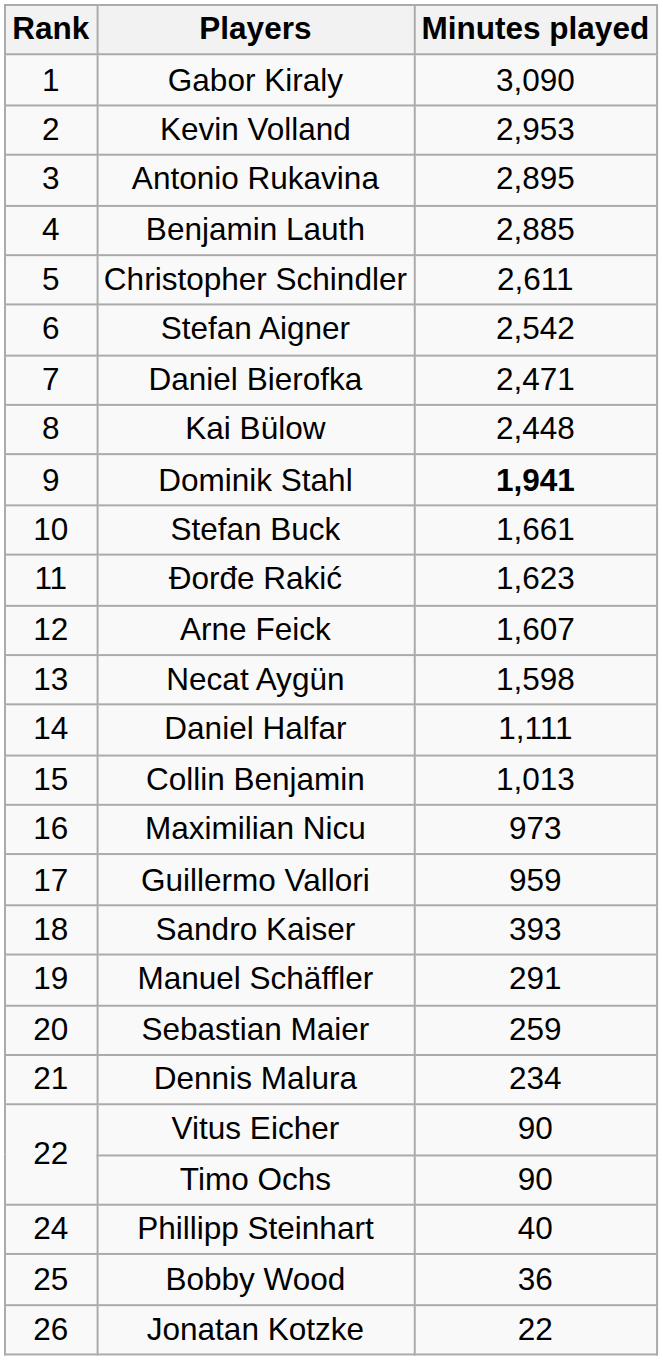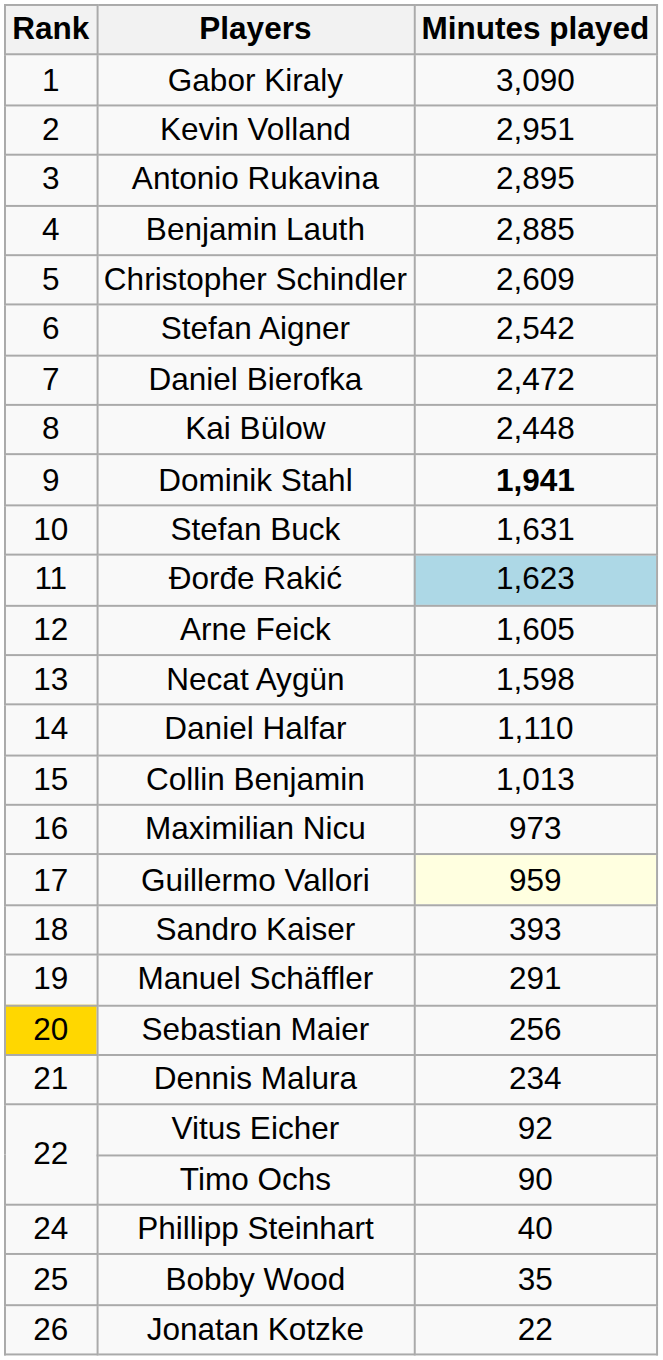(535, 129) 2,953 -> (535, 129) 2,951
(535, 279) 2,611 -> (535, 279) 2,609
(535, 379) 2,471 -> (535, 379) 2,472
(535, 529) 1,661 -> (535, 529) 1,631
(535, 579) no background -> (535, 579) lightblue background
(535, 629) 1,607 -> (535, 629) 1,605
(535, 729) 1,111 -> (535, 729) 1,110
(535, 879) no background -> (535, 879) lightyellow background
(51, 1029) no background -> (51, 1029) gold background
(535, 1029) 259 -> (535, 1029) 256
(535, 1129) 90 -> (535, 1129) 92
(535, 1279) 36 -> (535, 1279) 35
